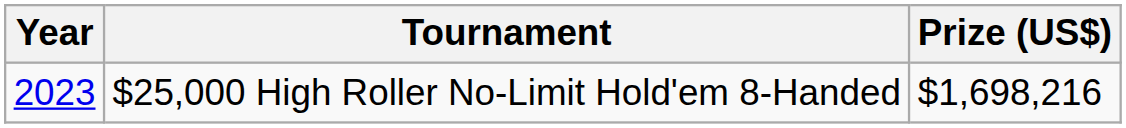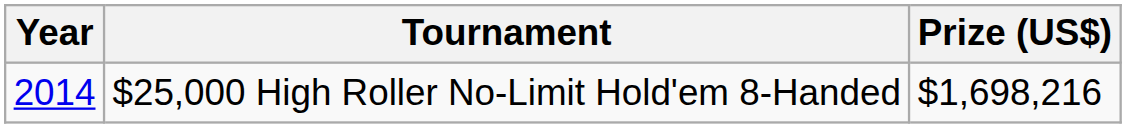(55, 92) 2023 -> (55, 92) 2014
